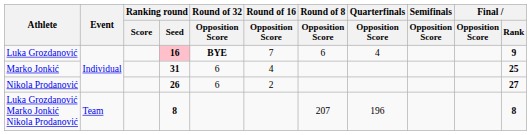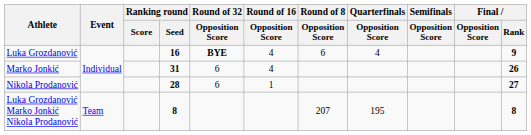(175, 53) pink background -> (175, 53) no background
(271, 53) 7 -> (271, 53) 4
(514, 69) 25 -> (514, 69) 26
(175, 85) 26 -> (175, 85) 28
(271, 85) 2 -> (271, 85) 1
(377, 112) 196 -> (377, 112) 195
